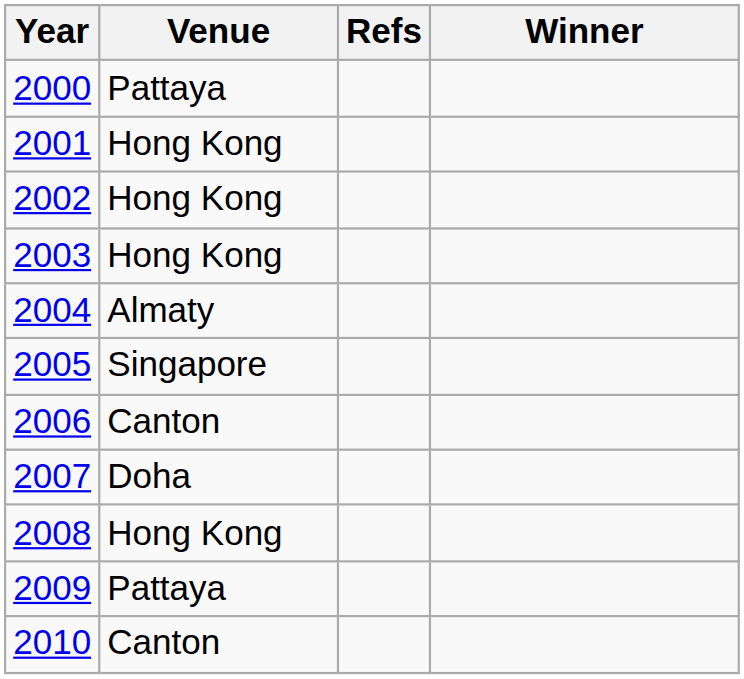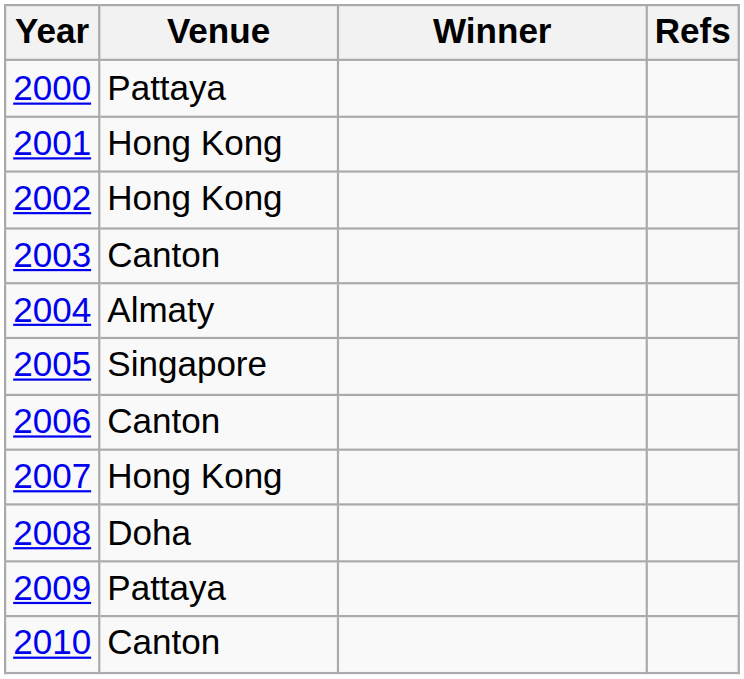columns swapped: (584, 32) <-> (384, 32)
(195, 254) Hong Kong -> (164, 254) Canton
(149, 476) Doha -> (195, 476) Hong Kong
(195, 532) Hong Kong -> (149, 532) Doha
